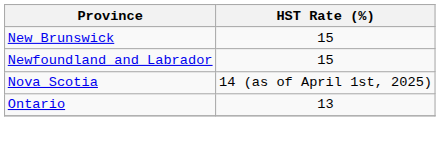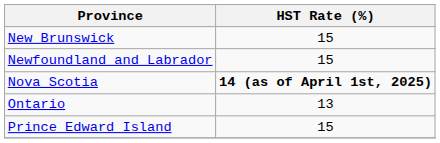(326, 82) normal -> (326, 82) bold
+ row: (90, 127)
